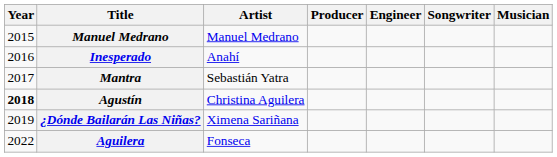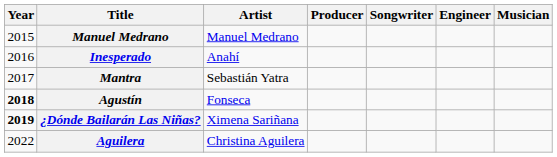columns swapped: (395, 15) <-> (459, 15)
(256, 99) Christina Aguilera -> (229, 99) Fonseca
(21, 120) normal -> (21, 120) bold
(229, 141) Fonseca -> (256, 141) Christina Aguilera
